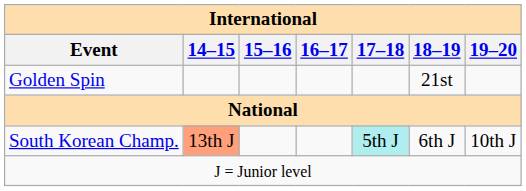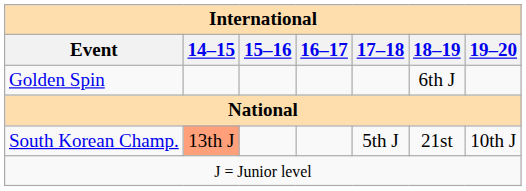(437, 79) 21st -> (437, 79) 6th J
(380, 140) paleturquoise background -> (380, 140) no background
(437, 140) 6th J -> (437, 140) 21st
